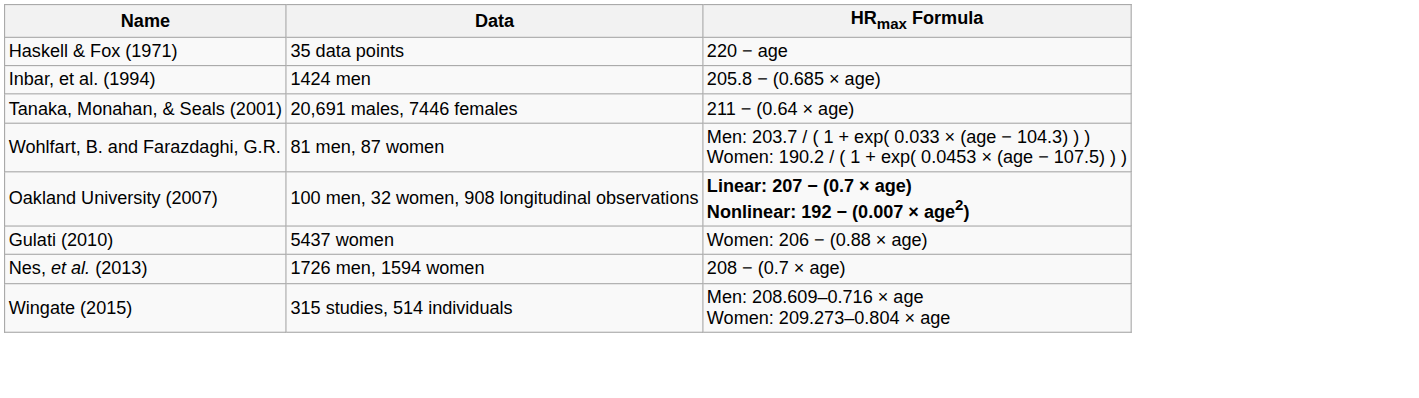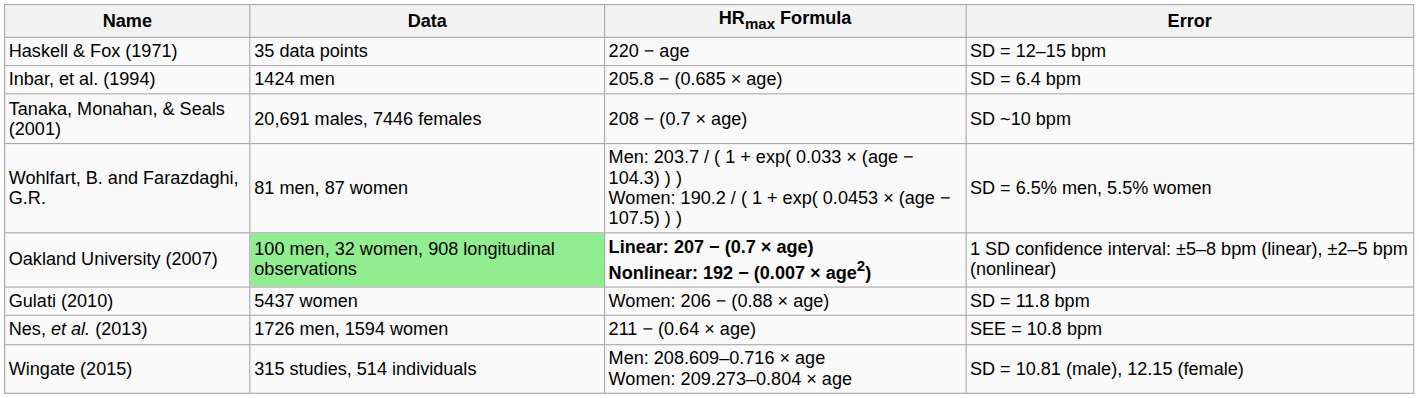+ column: (1190, 20)
(781, 108) 211 − (0.64 × age) -> (678, 118) 208 − (0.7 × age)
(494, 198) no background -> (405, 259) lightgreen background
(776, 268) 208 − (0.7 × age) -> (682, 329) 211 − (0.64 × age)
